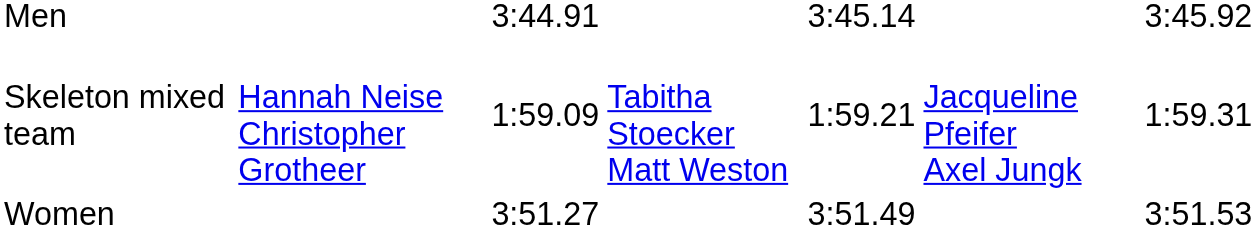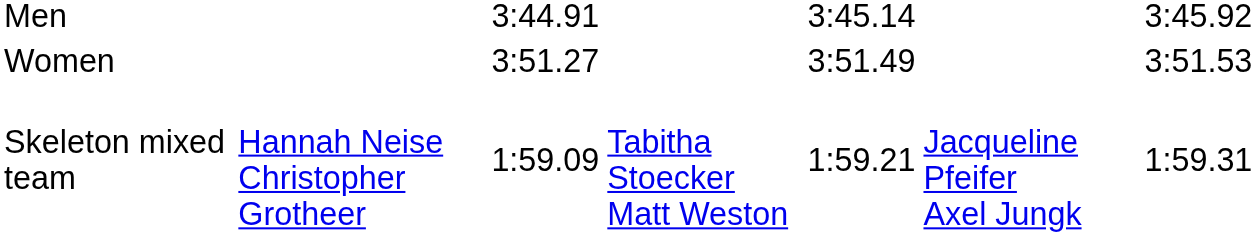rows swapped: (59, 214) <-> (115, 115)
